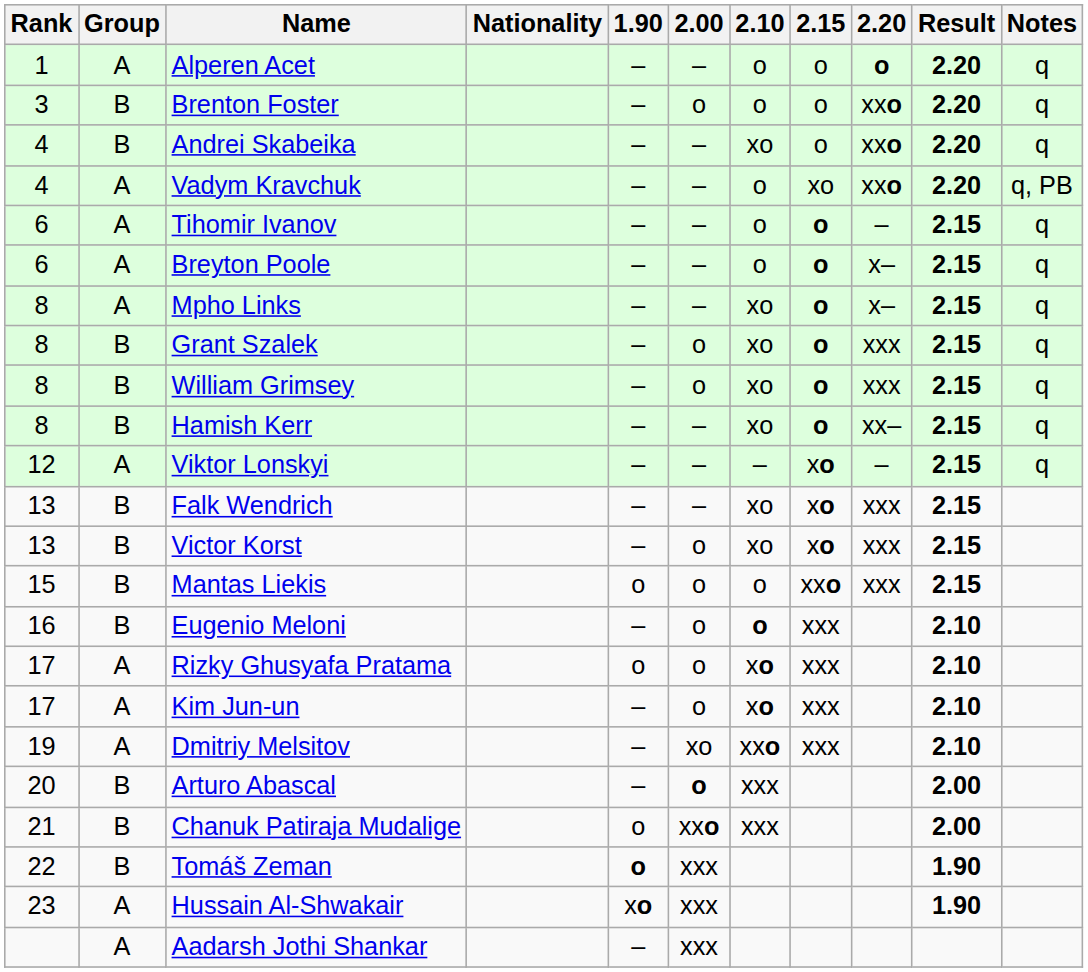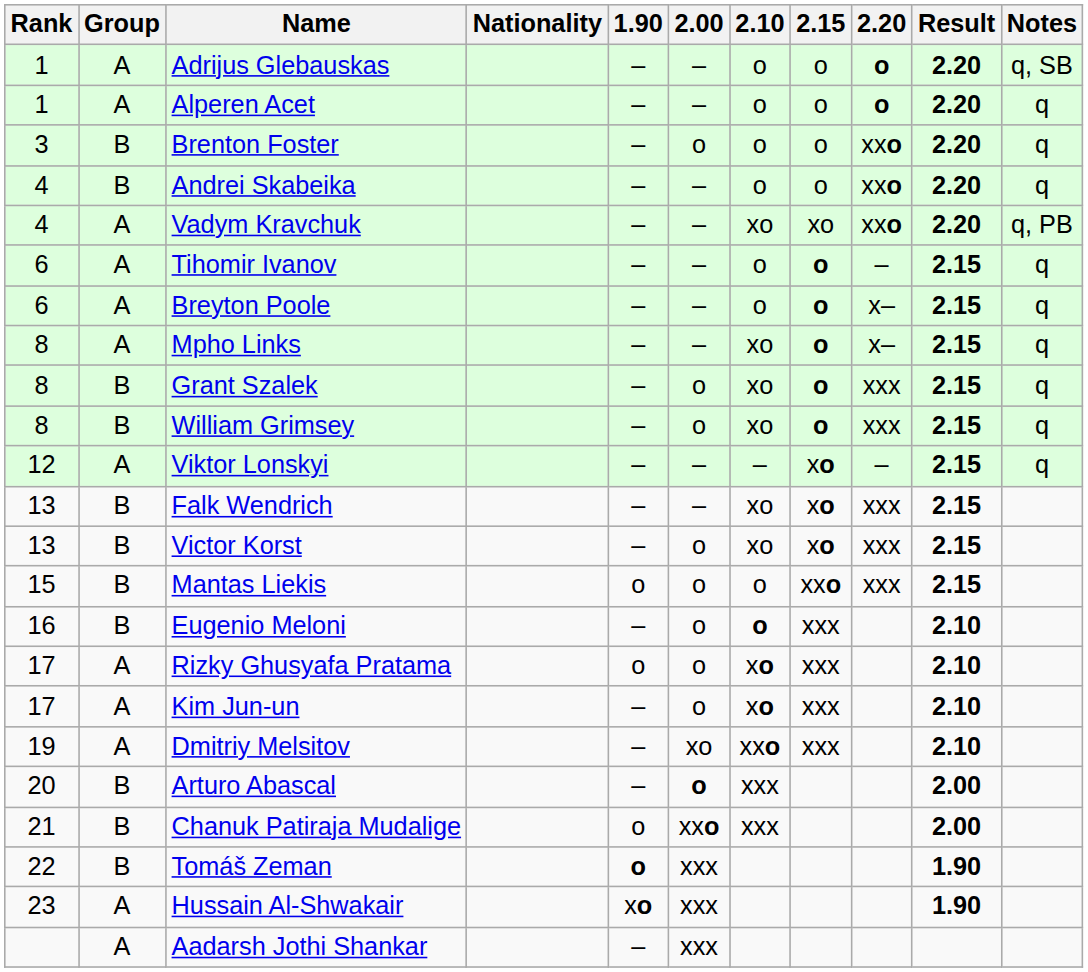+ row: (280, 64)
(760, 144) xo -> (760, 184) o
(760, 184) o -> (760, 225) xo
- row: (242, 425)
